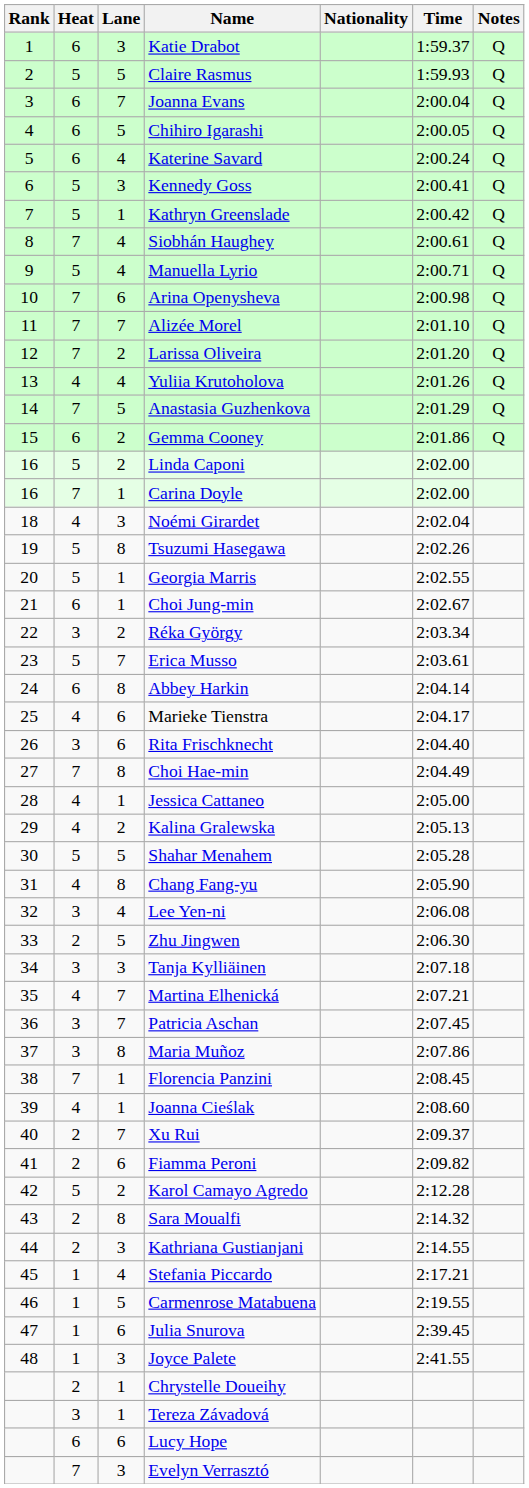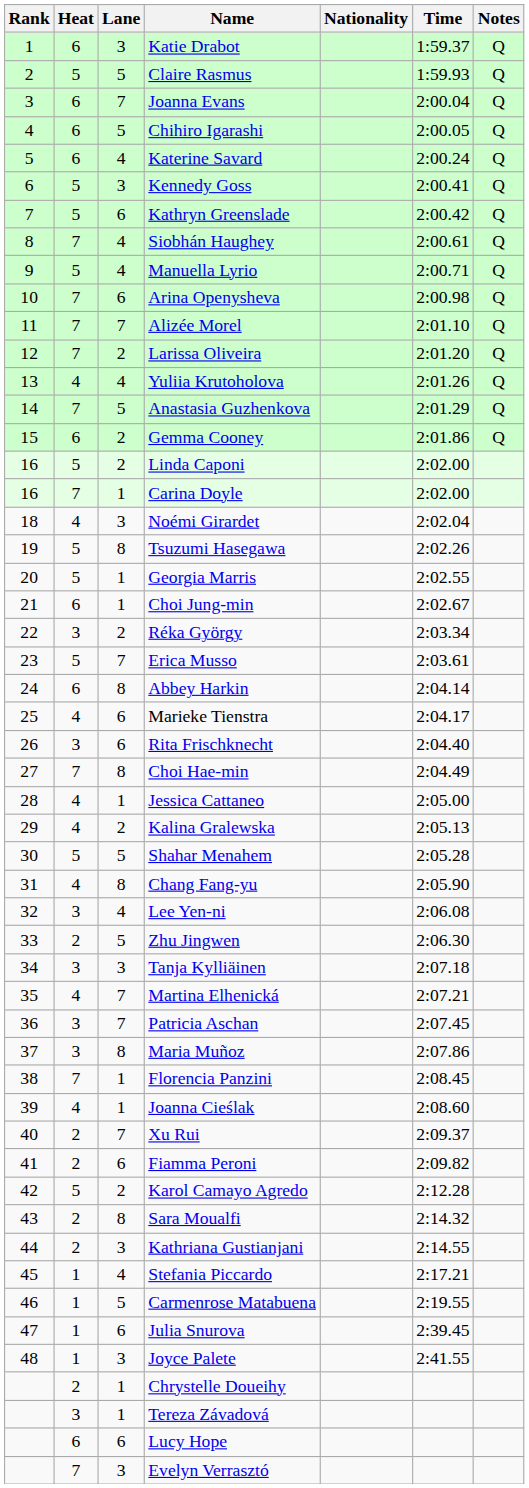(121, 213) 1 -> (121, 213) 6
